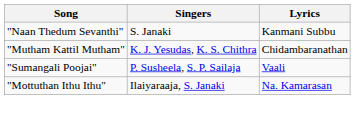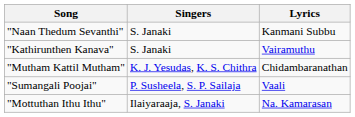+ row: (60, 49)
